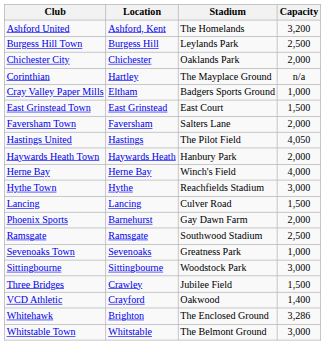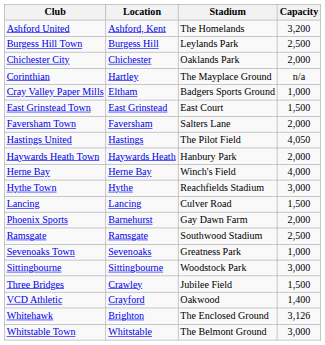(299, 316) 3,286 -> (299, 316) 3,126
